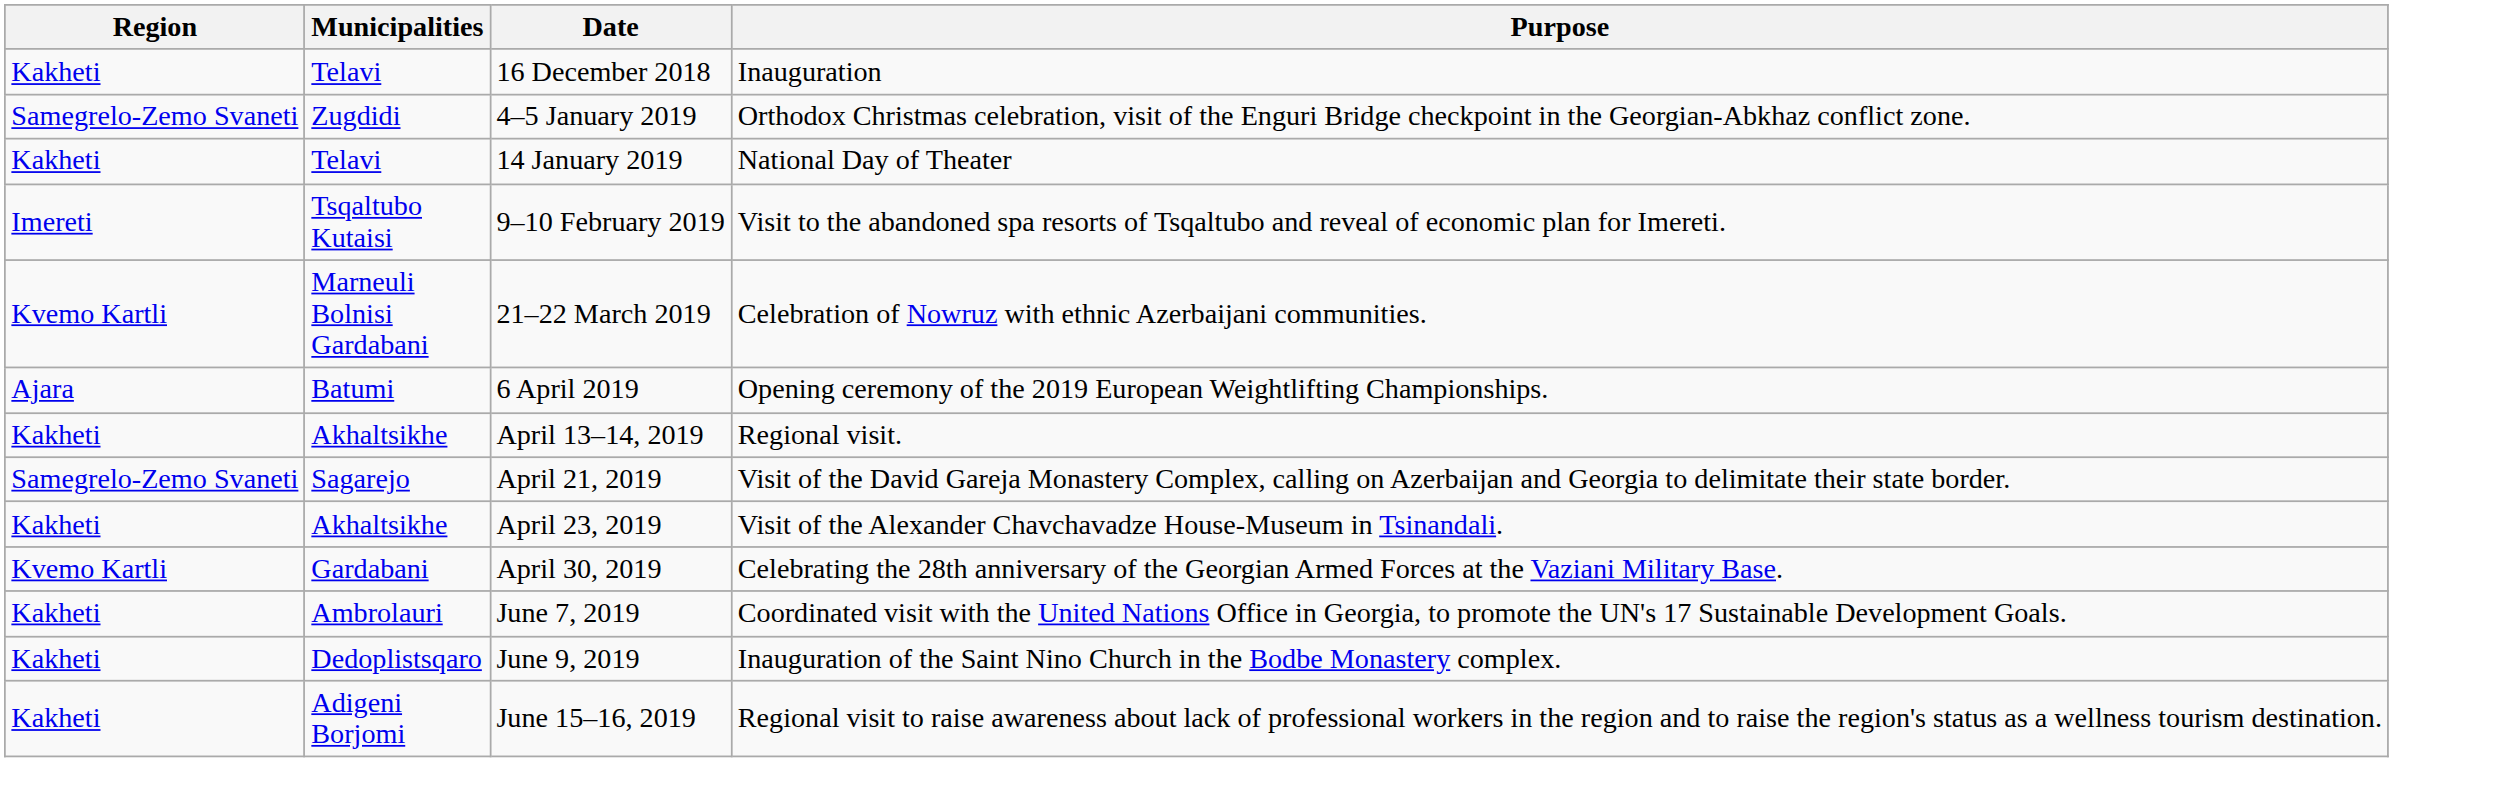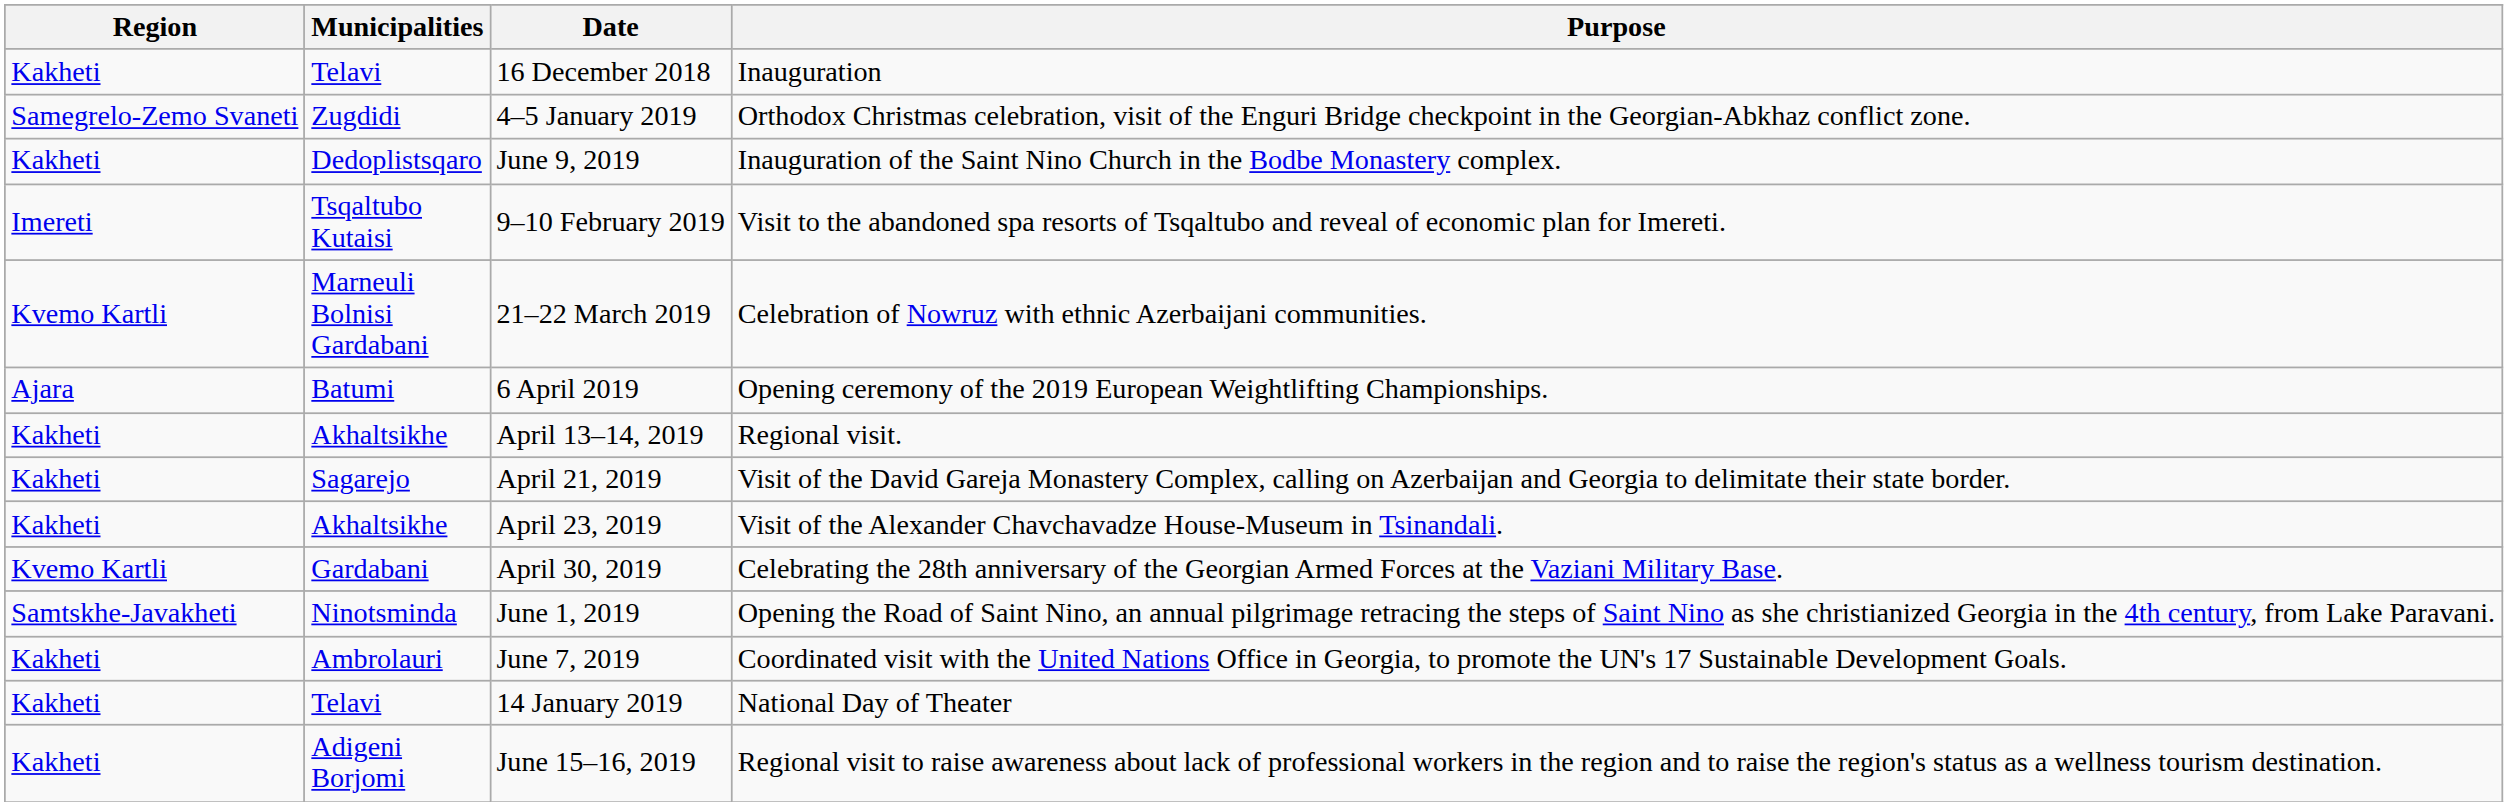rows swapped: (589, 160) <-> (568, 657)
(155, 479) Samegrelo-Zemo Svaneti -> (56, 479) Kakheti
+ row: (568, 613)
